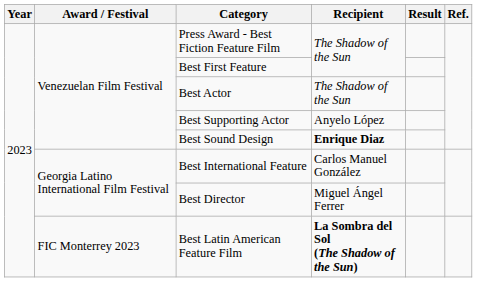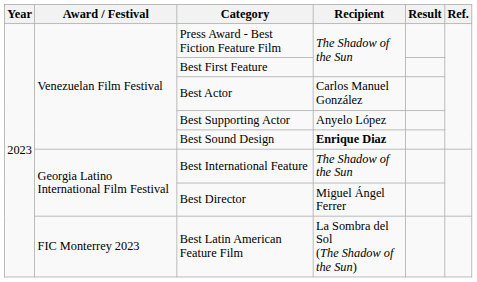(351, 93) The Shadow of the Sun -> (352, 93) Carlos Manuel González
(351, 166) Carlos Manuel González -> (353, 166) The Shadow of the Sun
(354, 246) bold -> (355, 246) normal
